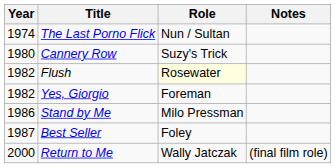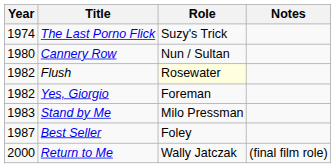(195, 34) Nun / Sultan -> (194, 34) Suzy's Trick
(194, 53) Suzy's Trick -> (195, 53) Nun / Sultan
(21, 113) 1986 -> (21, 113) 1983
